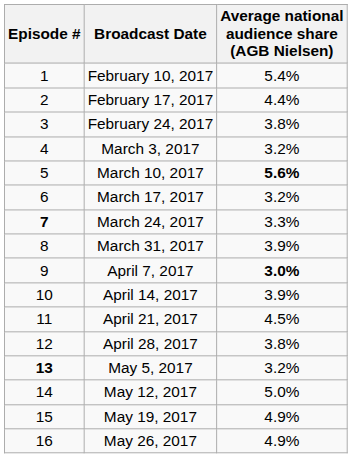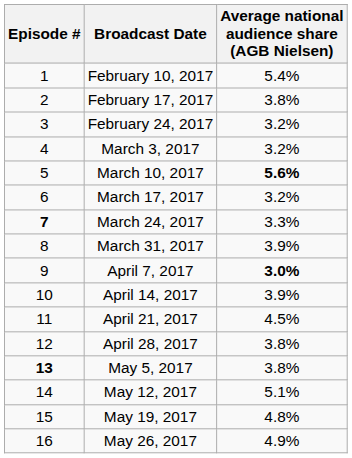(282, 99) 4.4% -> (282, 99) 3.8%
(282, 124) 3.8% -> (282, 124) 3.2%
(282, 367) 3.2% -> (282, 367) 3.8%
(282, 392) 5.0% -> (282, 392) 5.1%
(282, 416) 4.9% -> (282, 416) 4.8%
